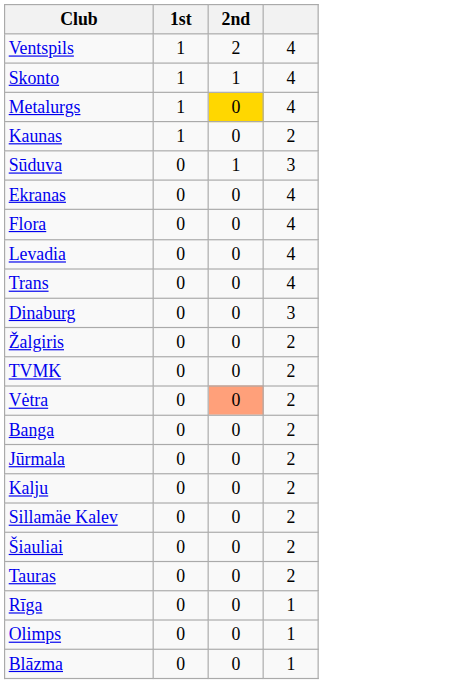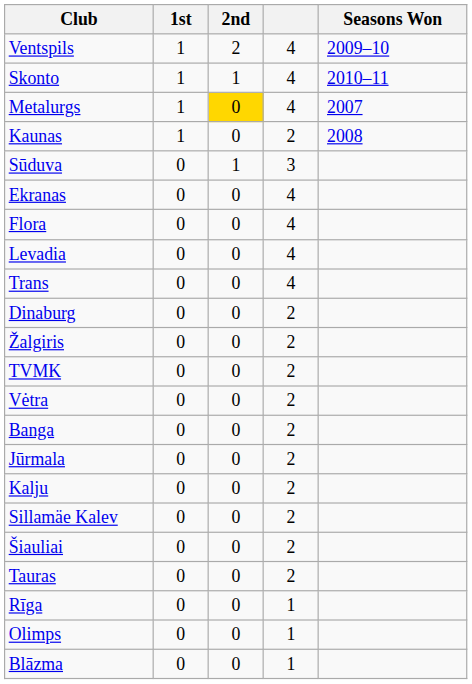+ column: (393, 19)
(291, 312) 3 -> (291, 312) 2
(236, 400) lightsalmon background -> (236, 400) no background
